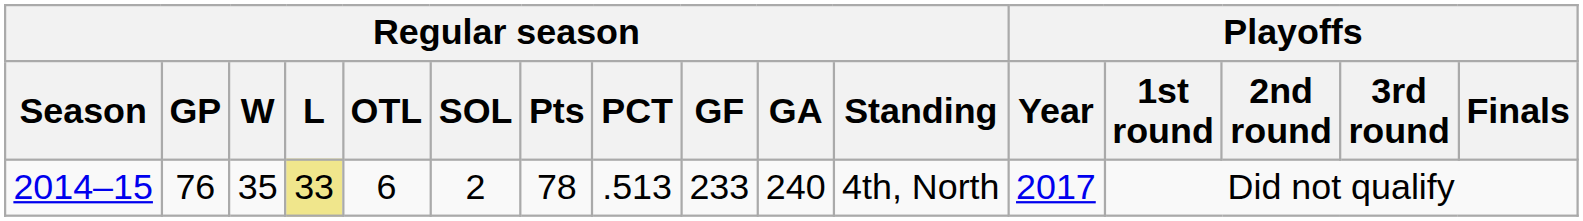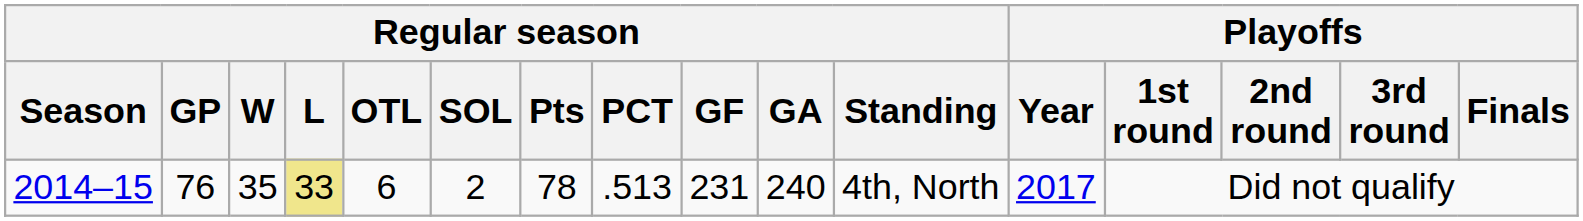(719, 186) 233 -> (719, 186) 231
